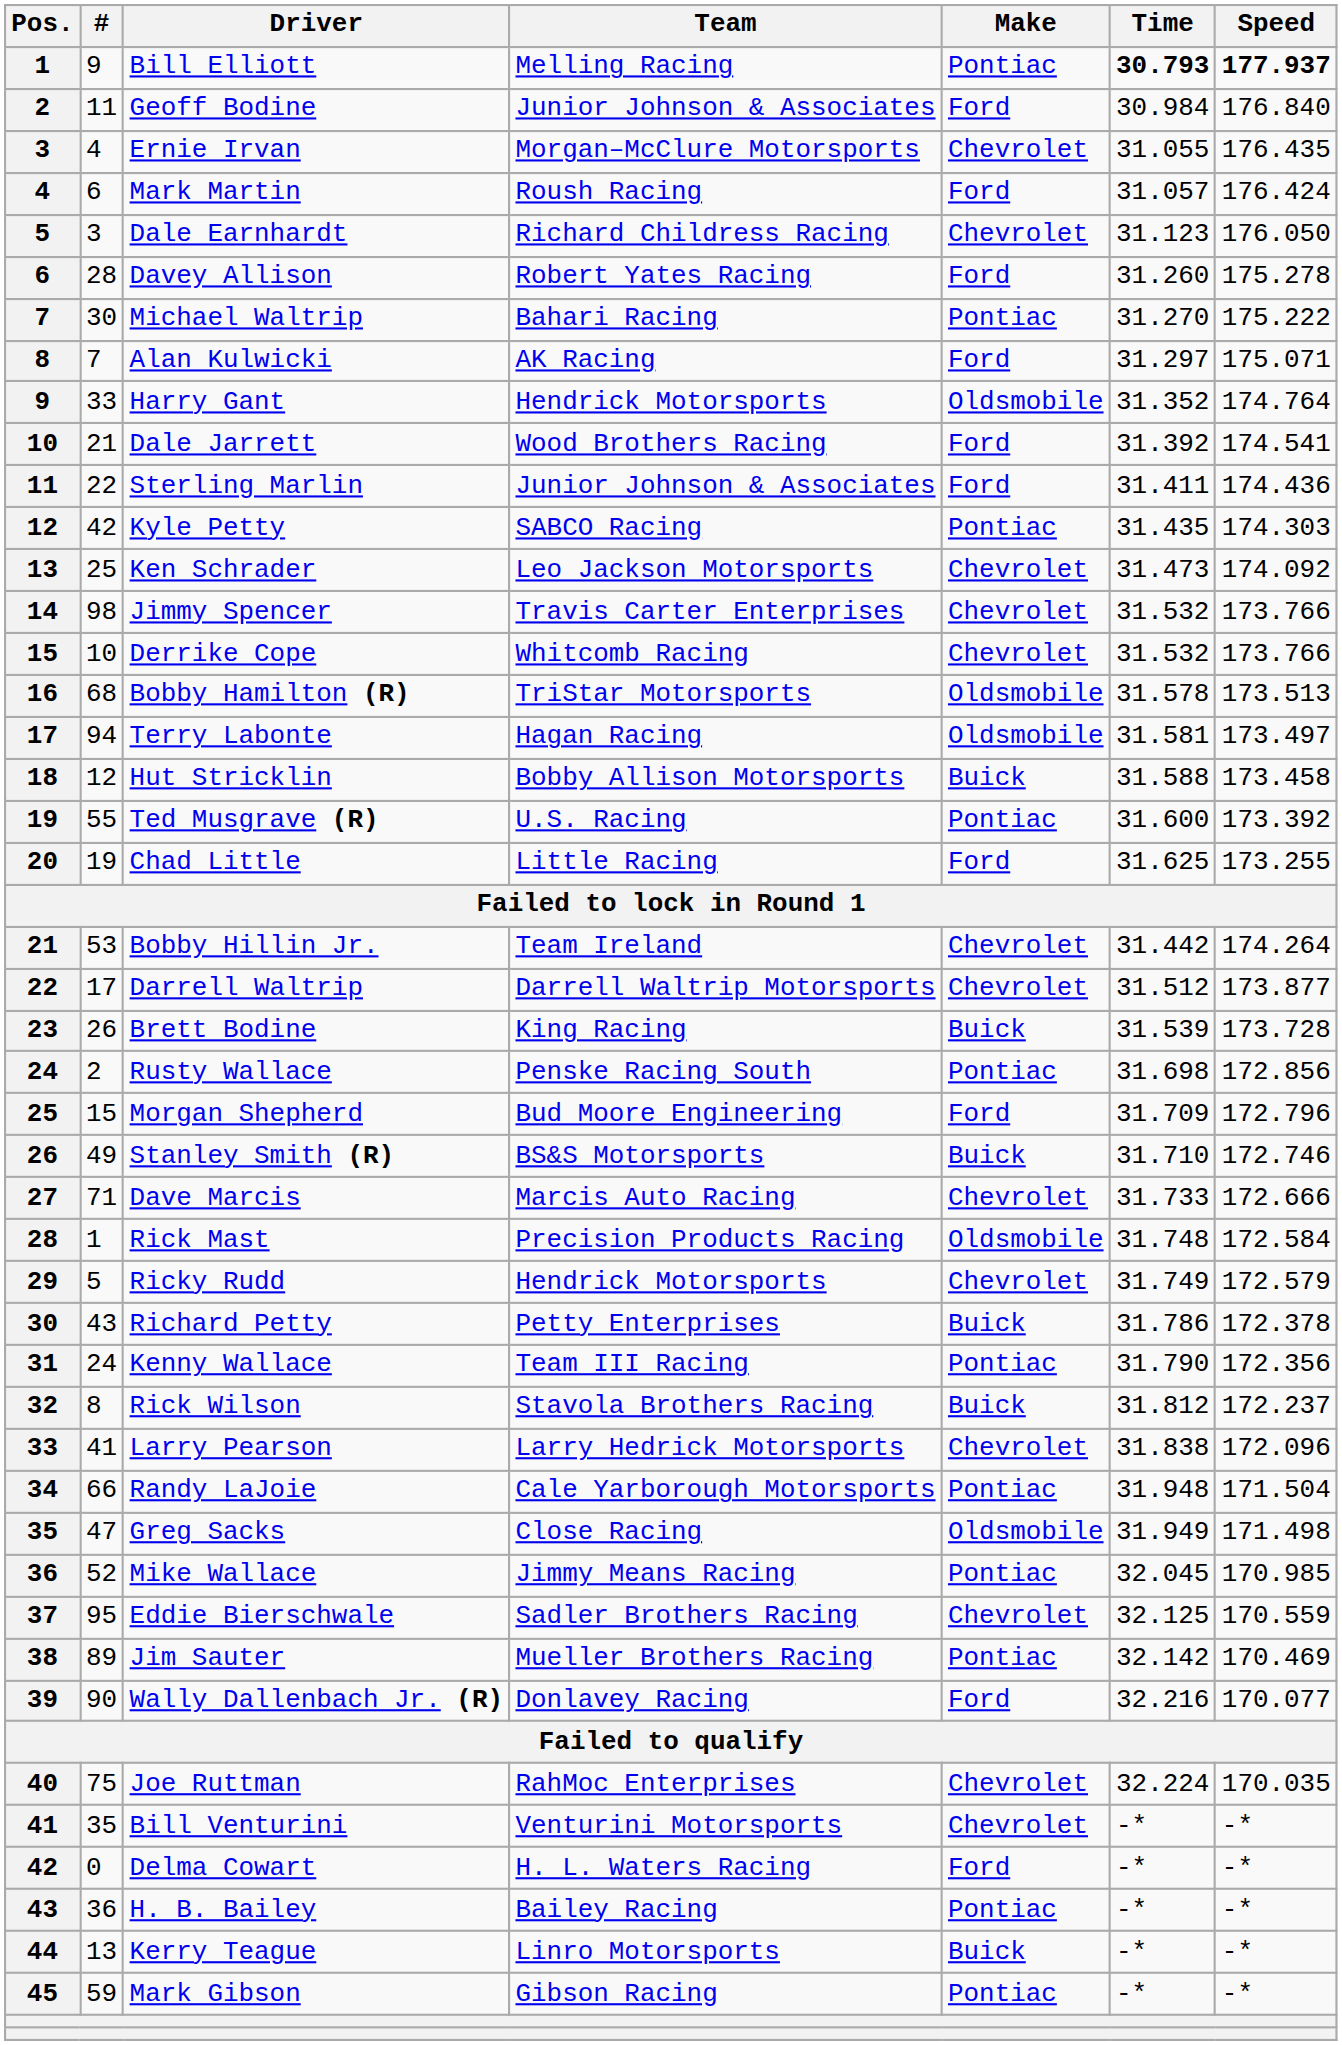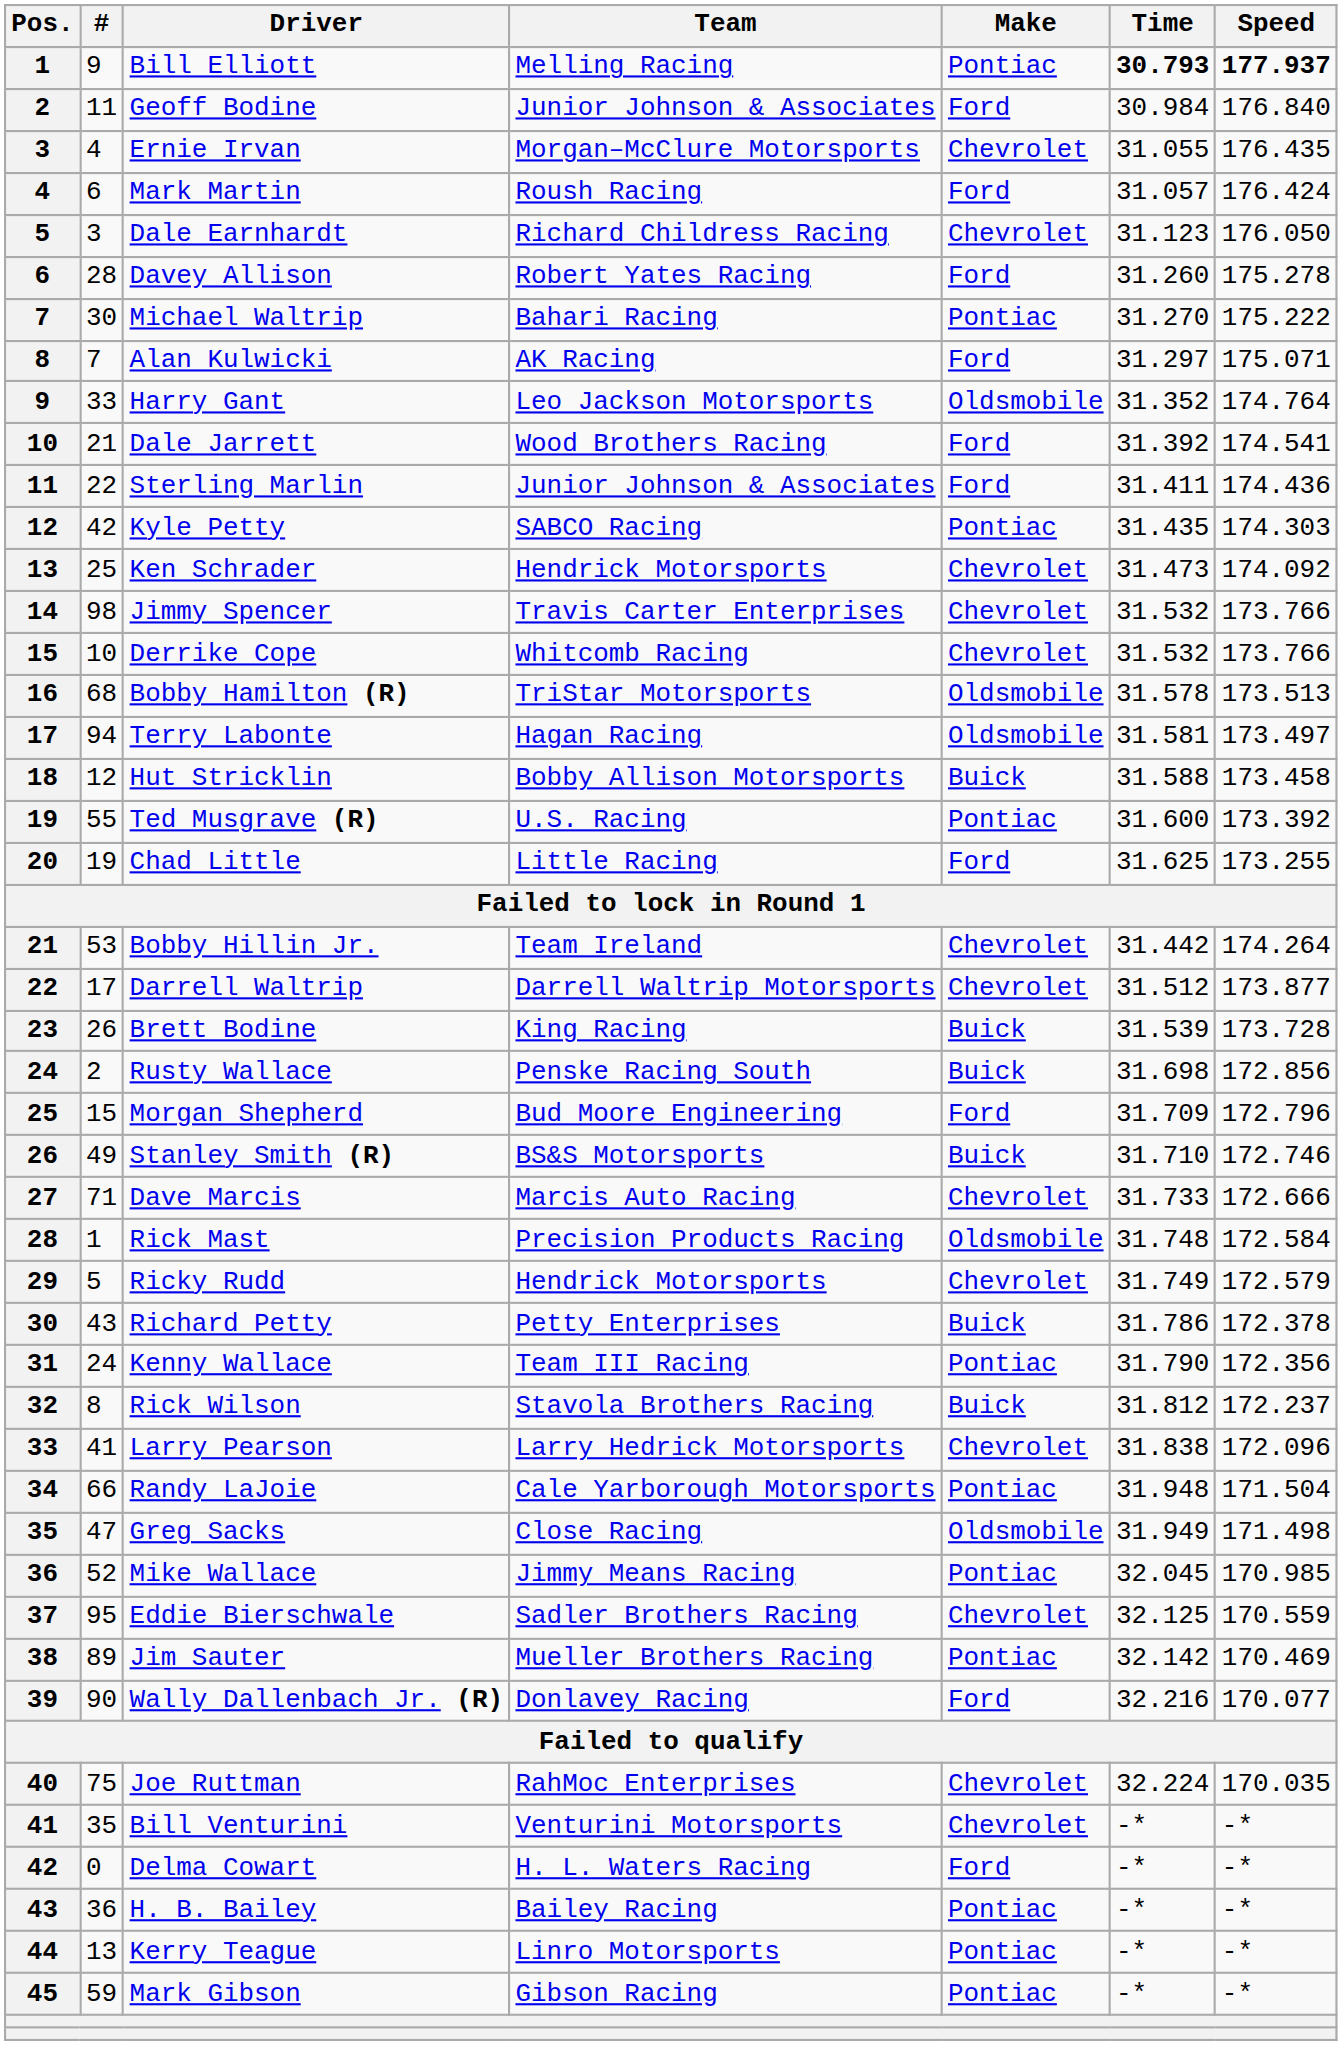(671, 403) Hendrick Motorsports -> (694, 403) Leo Jackson Motorsports
(694, 571) Leo Jackson Motorsports -> (671, 571) Hendrick Motorsports
(1002, 1073) Pontiac -> (987, 1073) Buick
(987, 1952) Buick -> (1002, 1952) Pontiac
